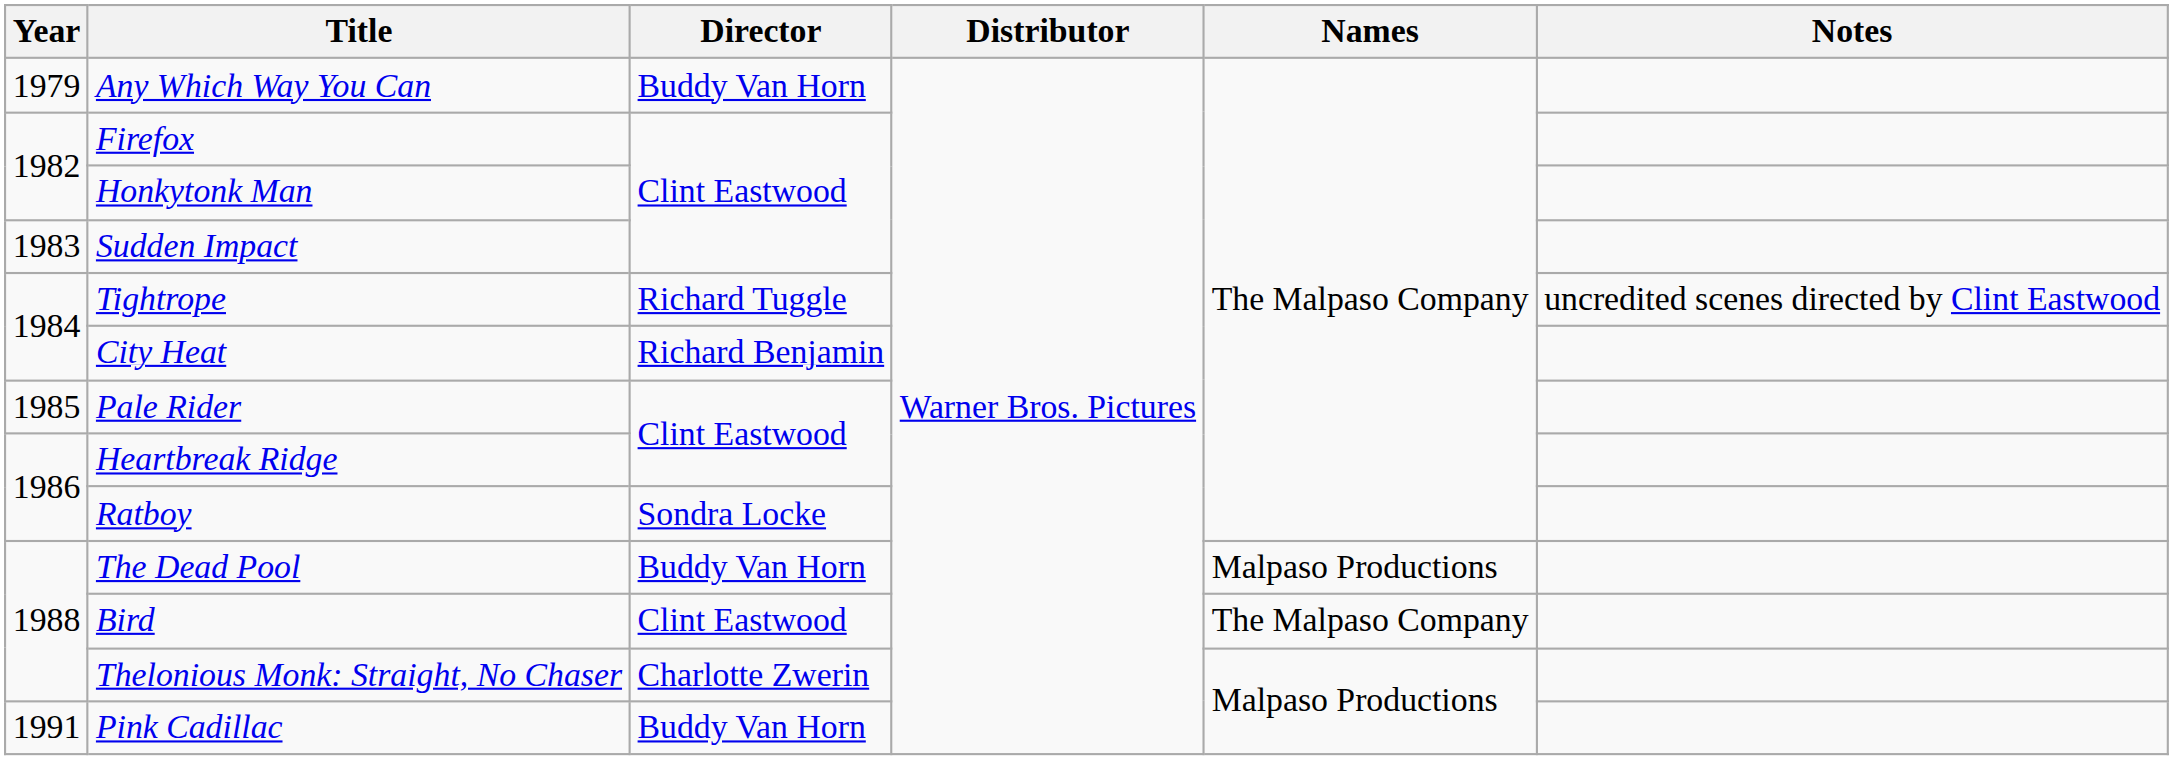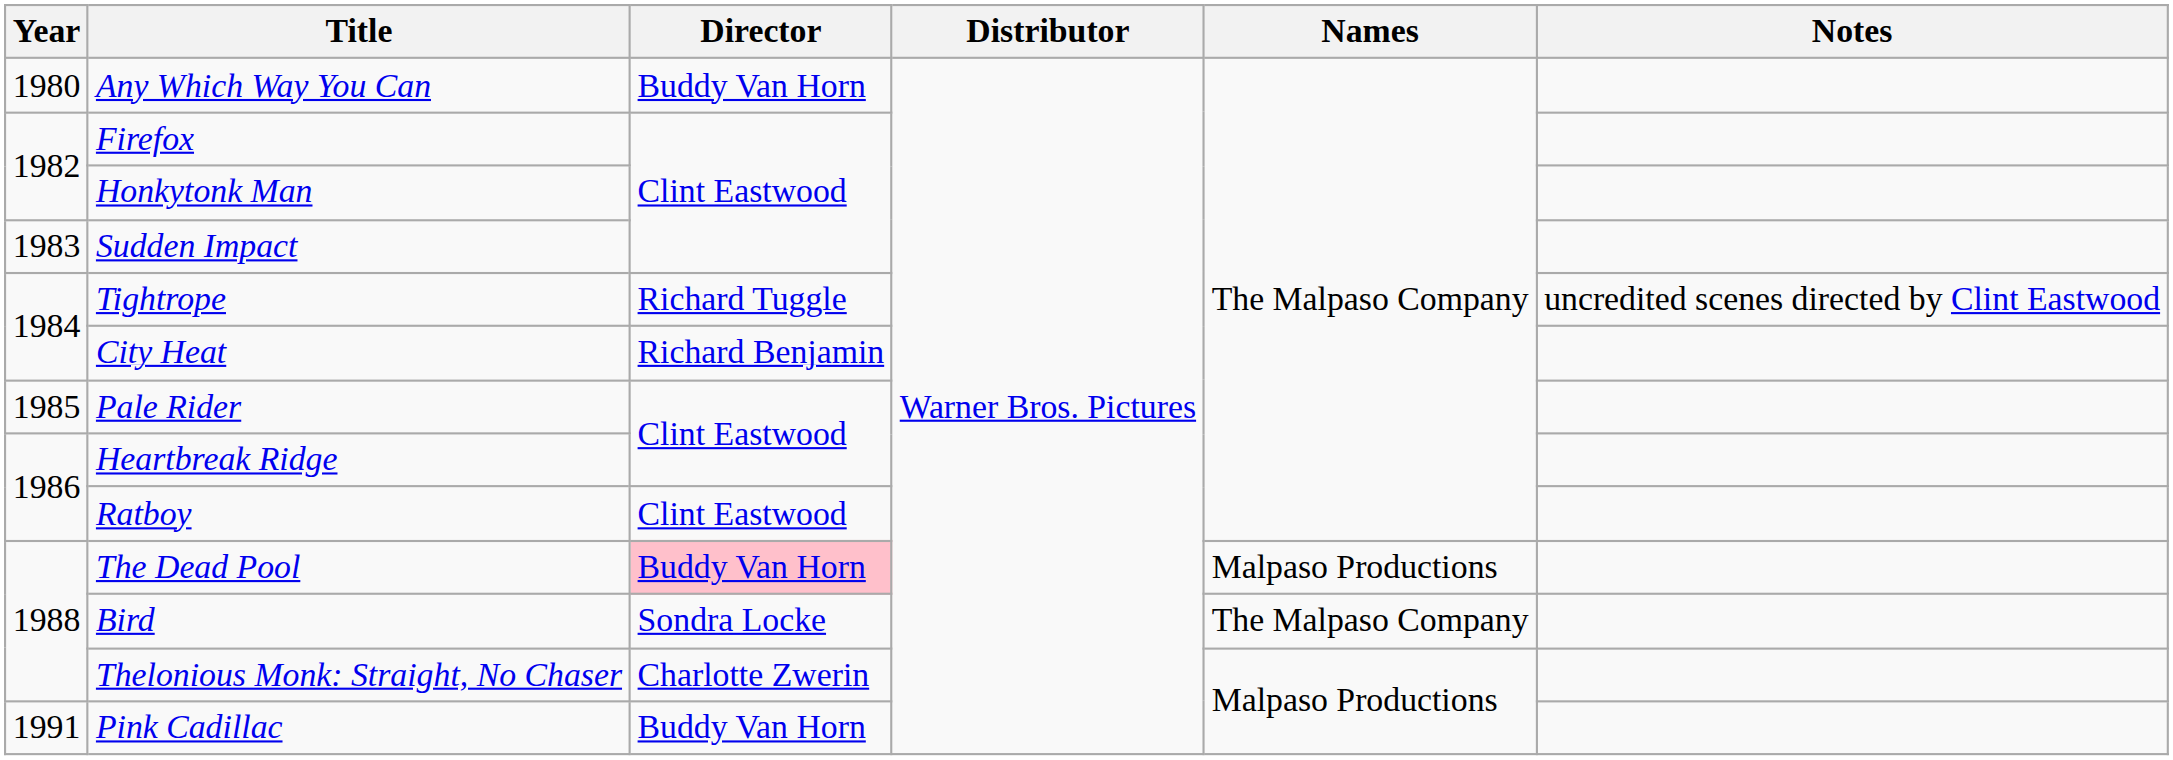(47, 84) 1979 -> (47, 84) 1980
(732, 513) Sondra Locke -> (742, 513) Clint Eastwood
(752, 566) no background -> (752, 566) pink background
(742, 620) Clint Eastwood -> (732, 620) Sondra Locke
